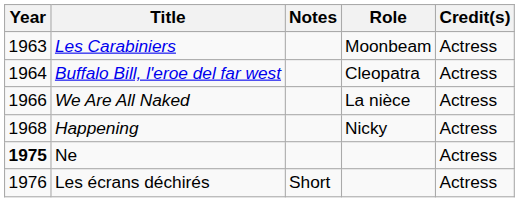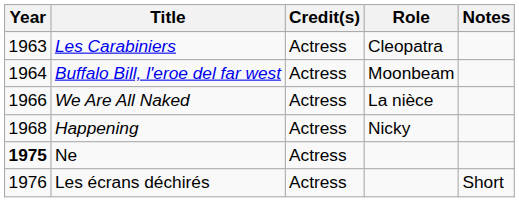columns swapped: (475, 18) <-> (313, 18)
(388, 45) Moonbeam -> (405, 45) Cleopatra
(382, 73) Cleopatra -> (411, 73) Moonbeam
